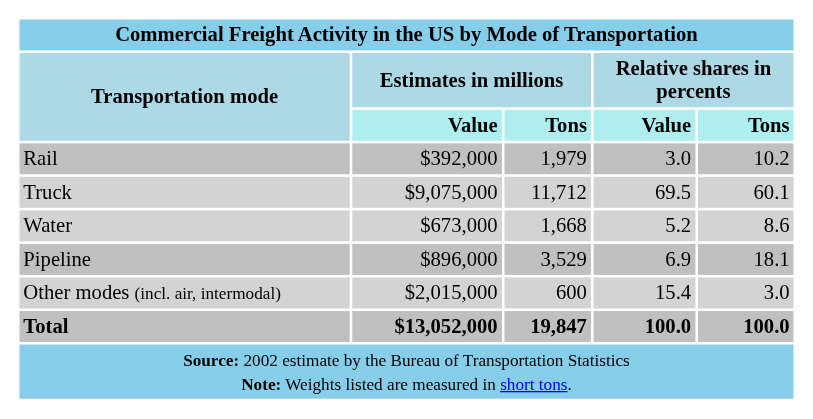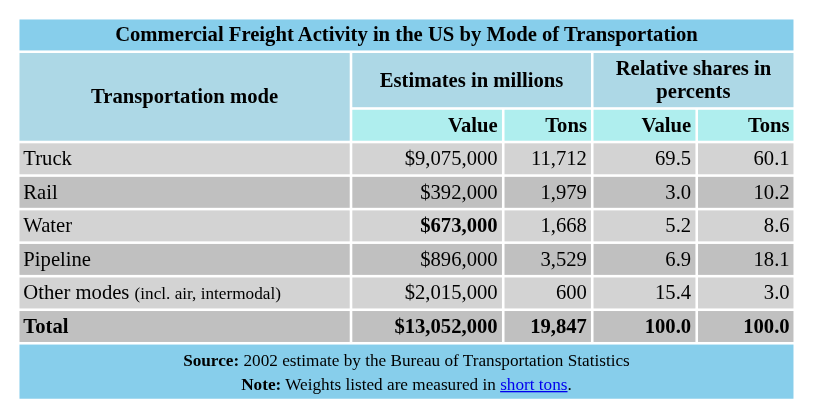rows swapped: (48, 192) <-> (41, 158)
(459, 225) normal -> (459, 225) bold
